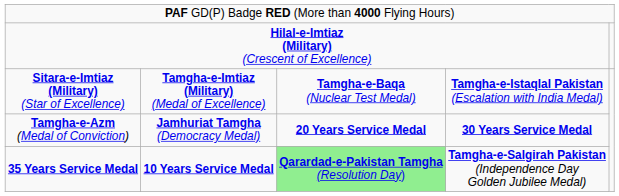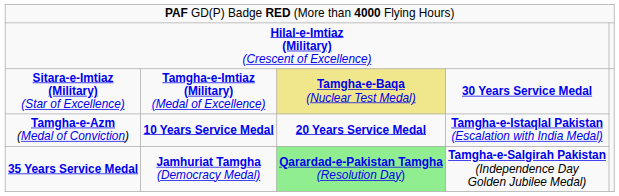(361, 91) no background -> (361, 91) khaki background
(527, 91) Tamgha-e-Istaqlal Pakistan (Escalation with India Medal) -> (527, 91) 30 Years Service Medal
(209, 130) Jamhuriat Tamgha (Democracy Medal) -> (209, 130) 10 Years Service Medal
(527, 130) 30 Years Service Medal -> (527, 130) Tamgha-e-Istaqlal Pakistan (Escalation with India Medal)
(209, 168) 10 Years Service Medal -> (209, 168) Jamhuriat Tamgha (Democracy Medal)
